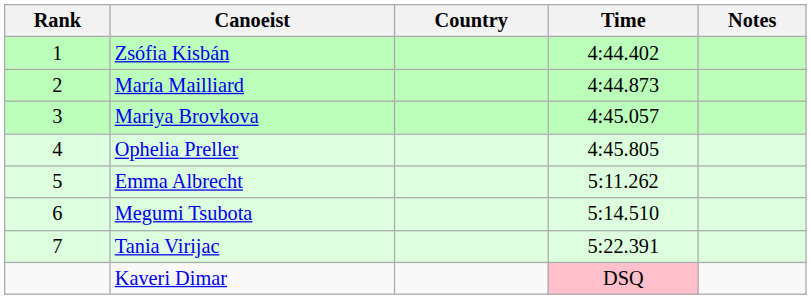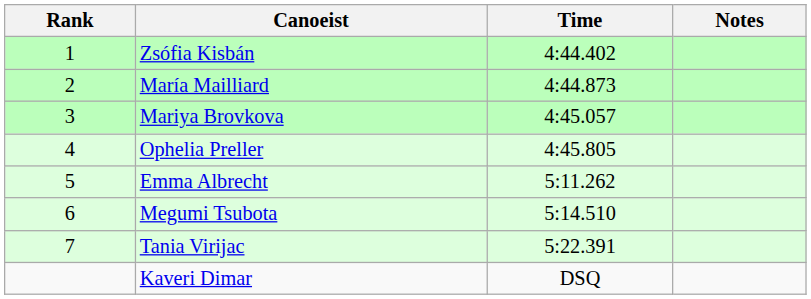- column: (471, 20)
(623, 278) pink background -> (580, 278) no background
